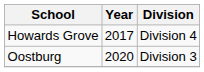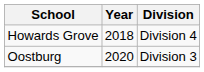(119, 35) 2017 -> (119, 35) 2018
